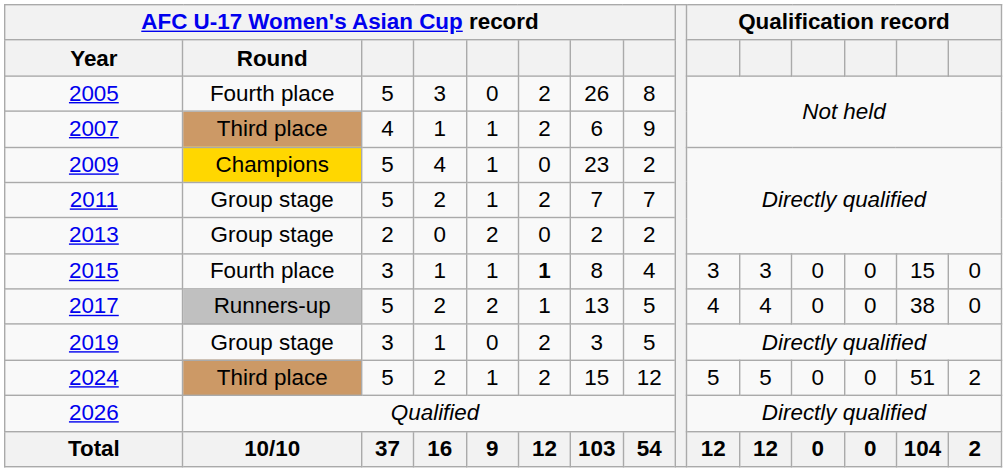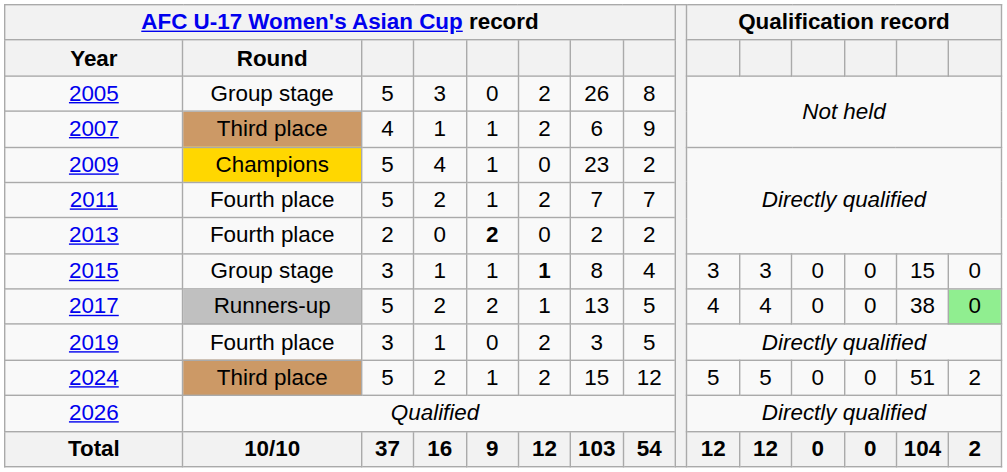(272, 93) Fourth place -> (272, 93) Group stage
(272, 199) Group stage -> (272, 199) Fourth place
(272, 235) Group stage -> (272, 235) Fourth place
(492, 235) normal -> (492, 235) bold
(272, 270) Fourth place -> (272, 270) Group stage
(975, 306) no background -> (975, 306) lightgreen background
(272, 341) Group stage -> (272, 341) Fourth place
